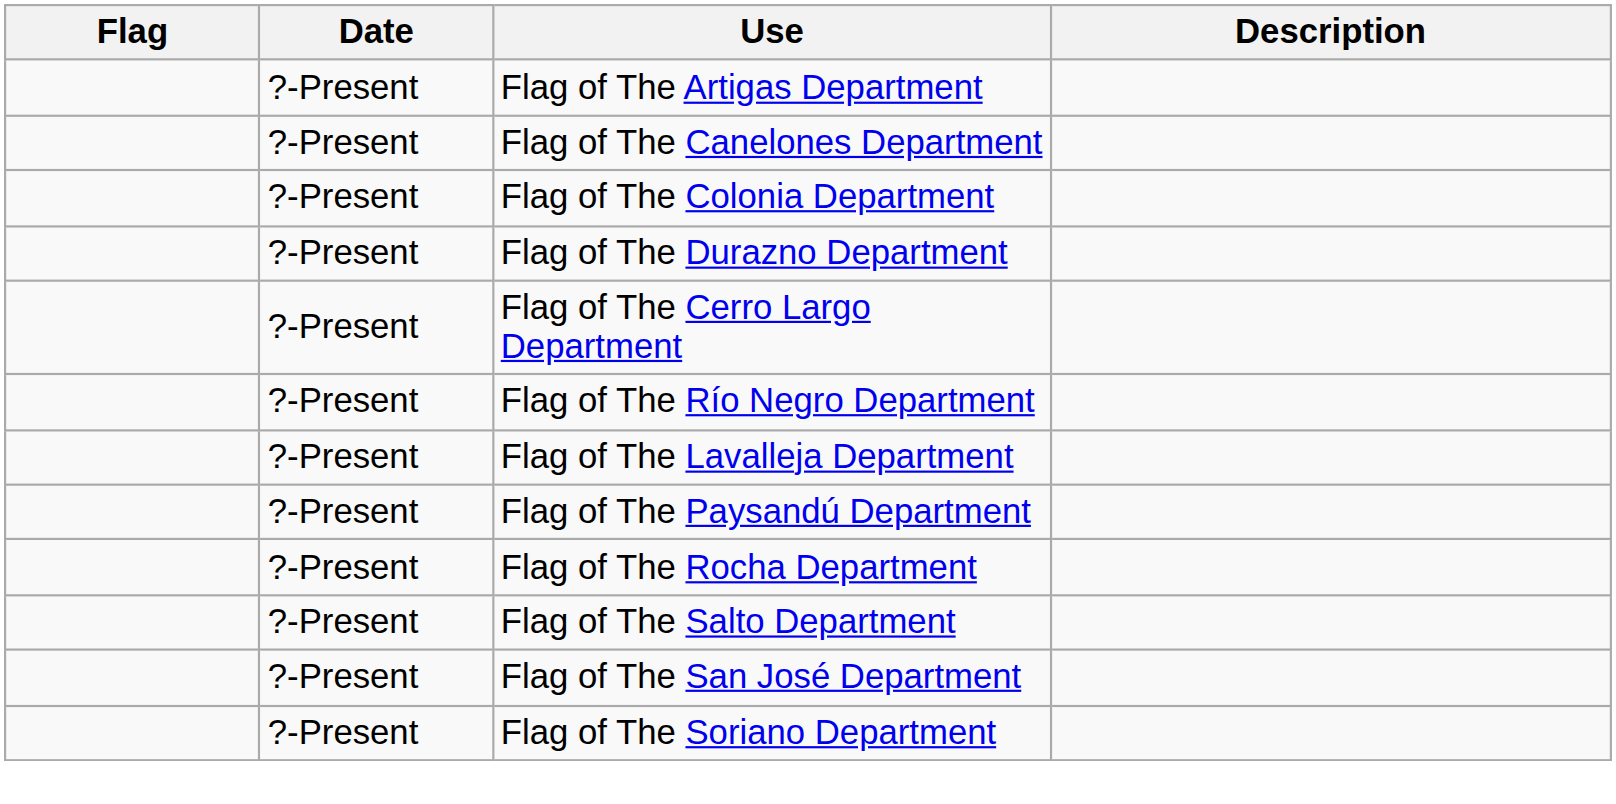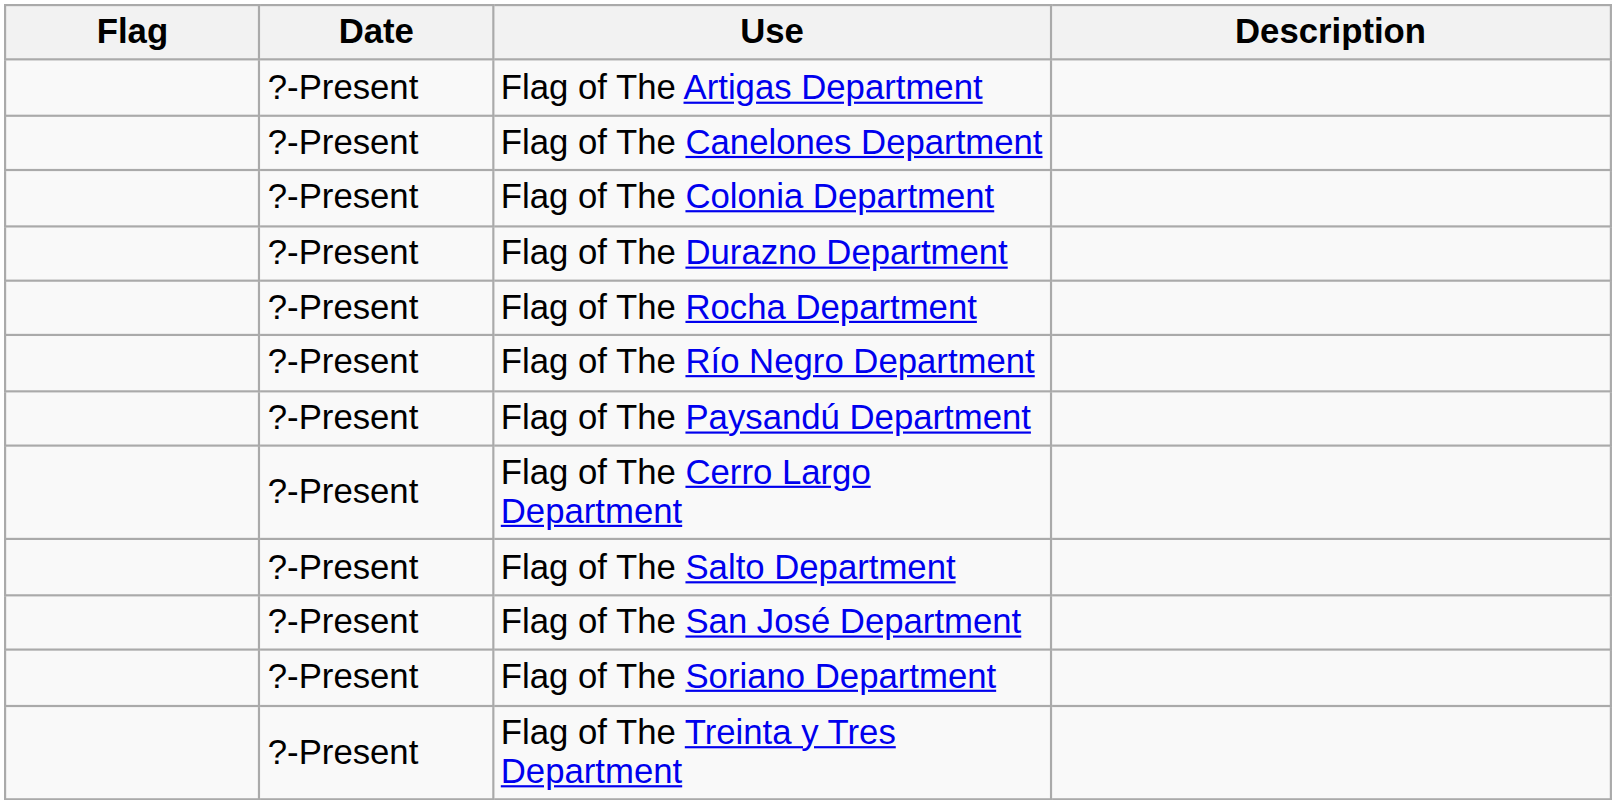rows swapped: (686, 326) <-> (739, 566)
- row: (757, 456)
+ row: (698, 751)
